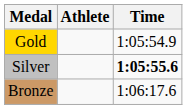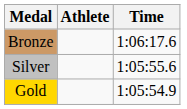rows swapped: (31, 41) <-> (31, 91)
(147, 66) bold -> (146, 66) normal
